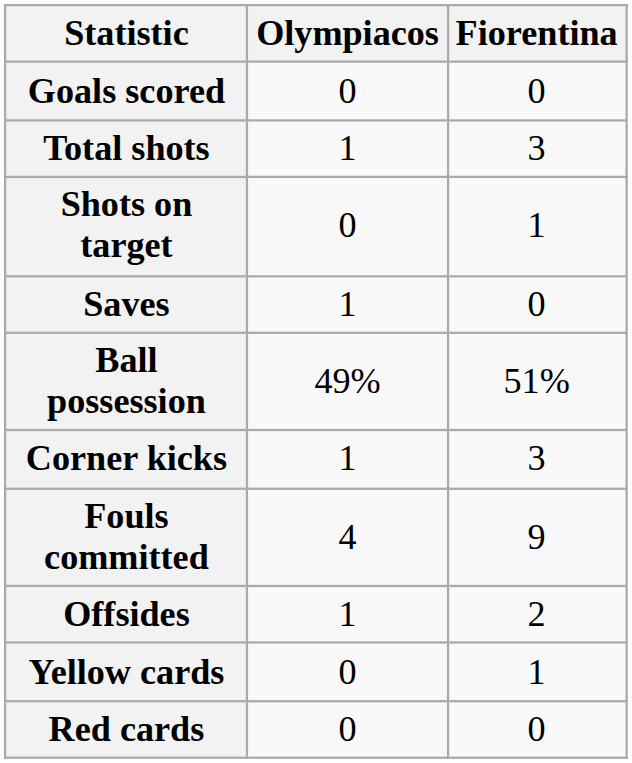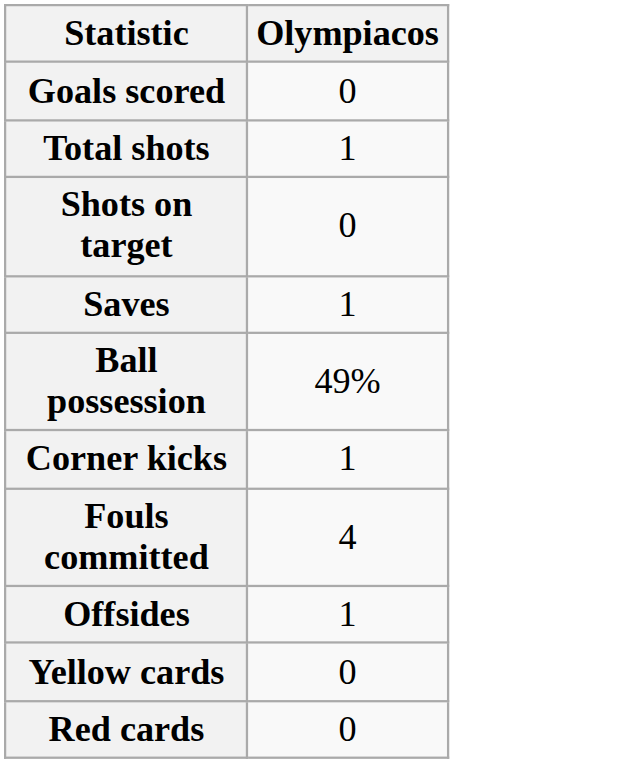- column: (537, 33)
